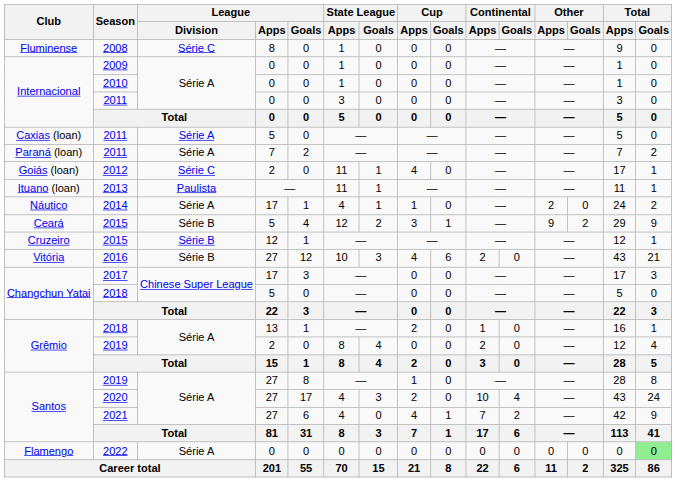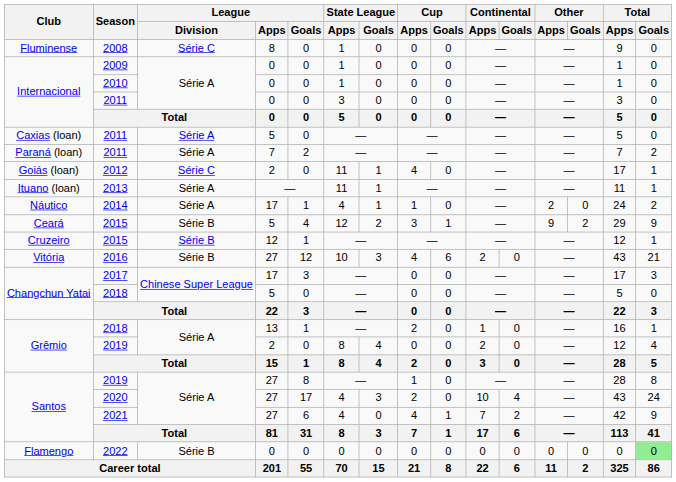(196, 188) Paulista -> (196, 188) Série A
(196, 450) Série A -> (196, 450) Série B
